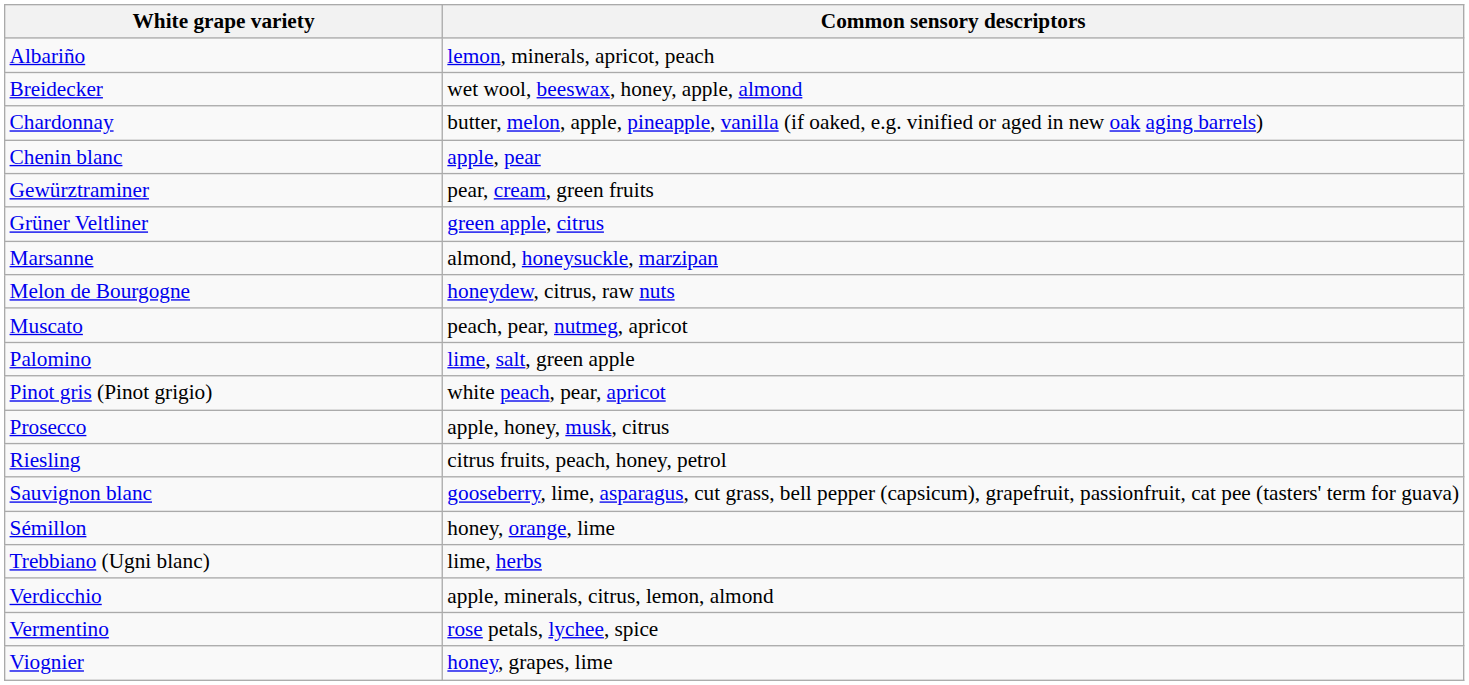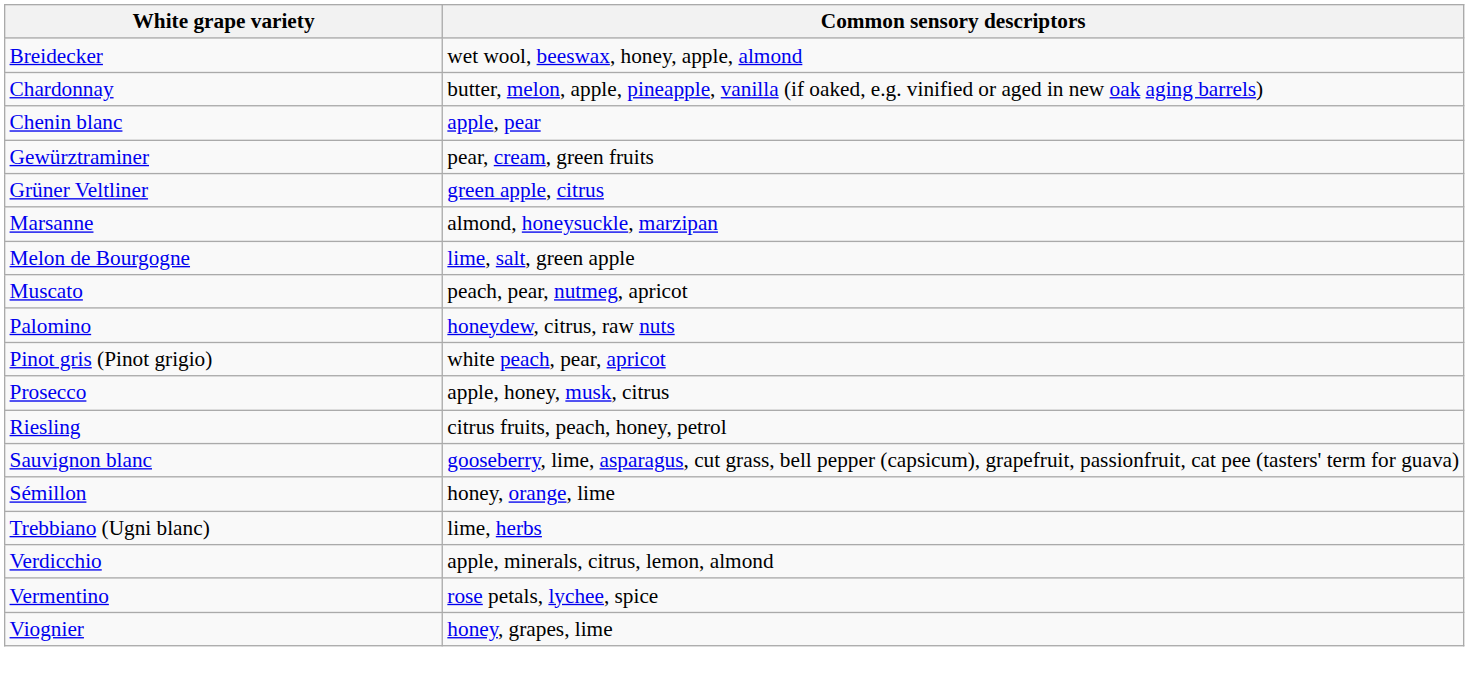- row: (47, 55)
(561, 291) honeydew, citrus, raw nuts -> (541, 257) lime, salt, green apple
(541, 358) lime, salt, green apple -> (561, 325) honeydew, citrus, raw nuts
